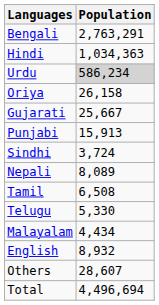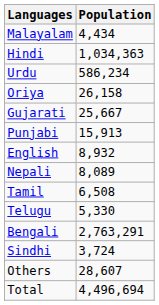rows swapped: (33, 34) <-> (40, 231)
(104, 73) lightgrey background -> (104, 73) no background
rows swapped: (33, 251) <-> (29, 152)
